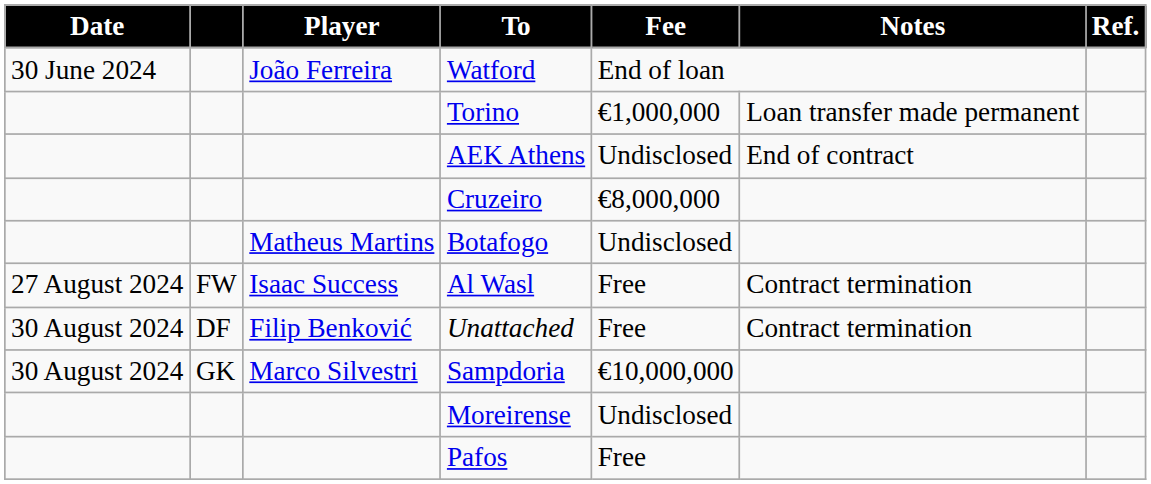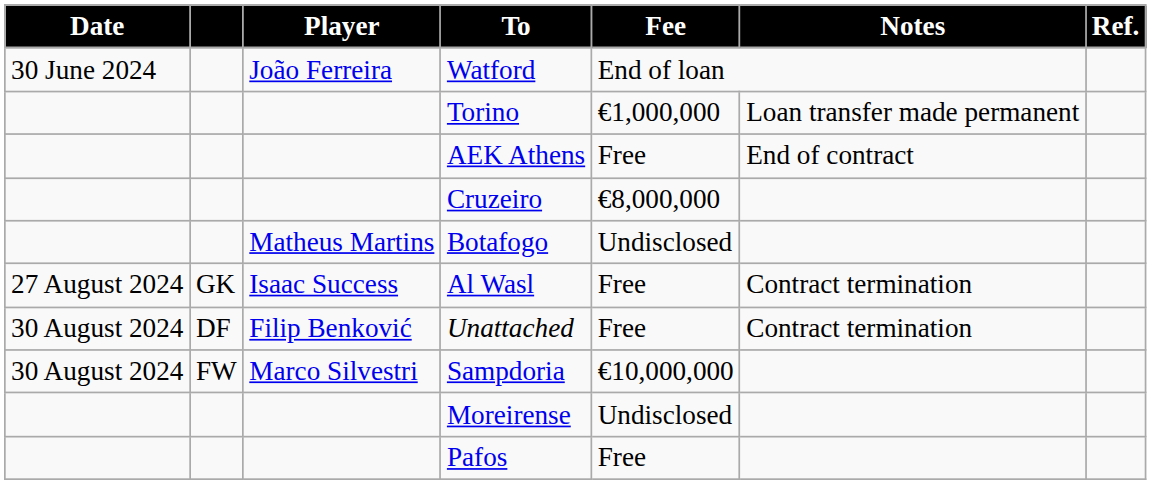(665, 155) Undisclosed -> (622, 155) Free
(216, 284) FW -> (216, 284) GK
(216, 371) GK -> (216, 371) FW
